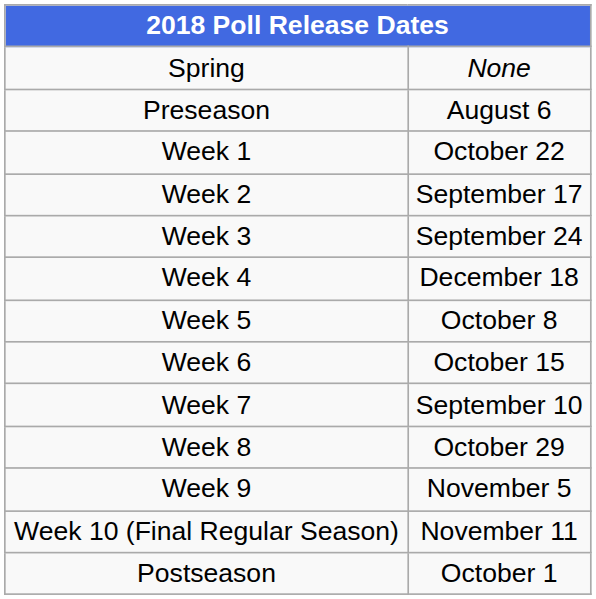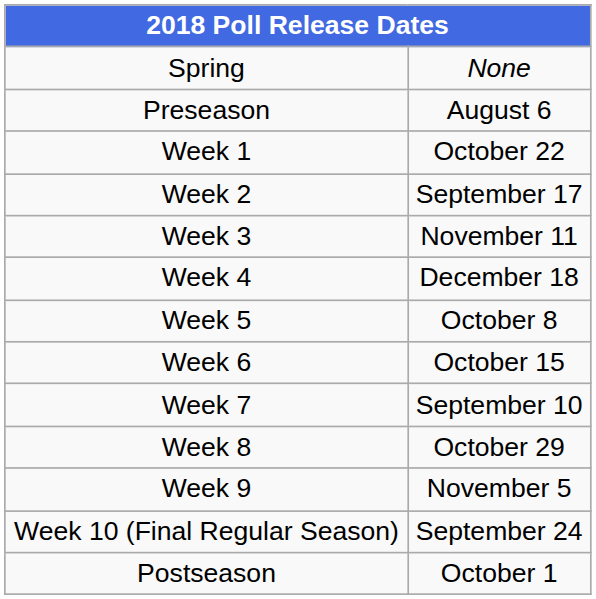(499, 236) September 24 -> (499, 236) November 11
(499, 531) November 11 -> (499, 531) September 24
